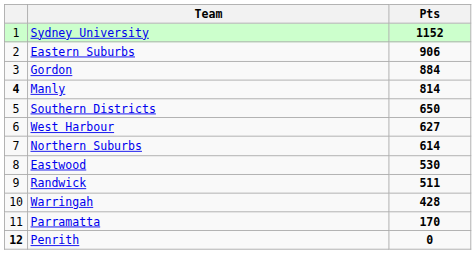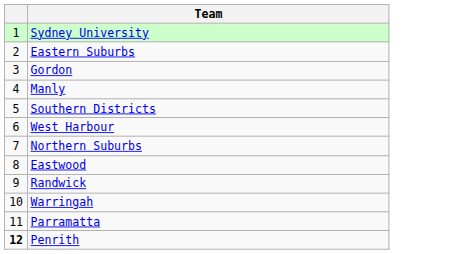- column: (430, 14)
(16, 89) bold -> (16, 89) normal
